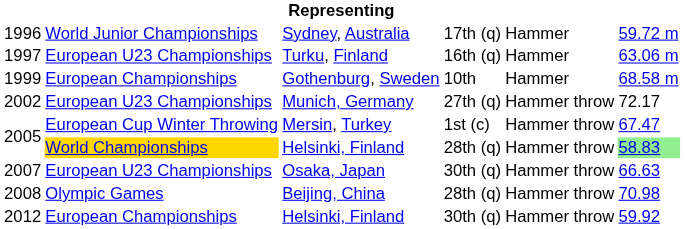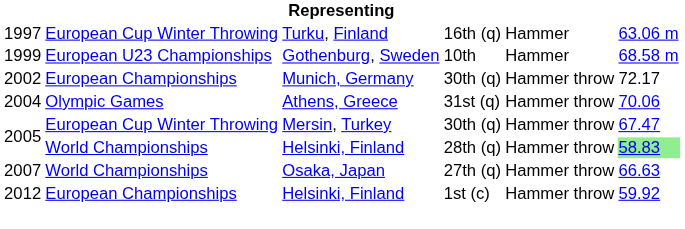- row: (23, 33)
(159, 56) European U23 Championships -> (162, 33) European Cup Winter Throwing
(141, 79) European Championships -> (159, 56) European U23 Championships
(159, 101) European U23 Championships -> (141, 79) European Championships
(472, 101) 27th (q) -> (472, 79) 30th (q)
+ row: (23, 101)
(467, 124) 1st (c) -> (472, 124) 30th (q)
(127, 147) gold background -> (127, 147) no background
(159, 170) European U23 Championships -> (127, 170) World Championships
(472, 170) 30th (q) -> (472, 170) 27th (q)
- row: (23, 193)
(472, 216) 30th (q) -> (467, 193) 1st (c)
